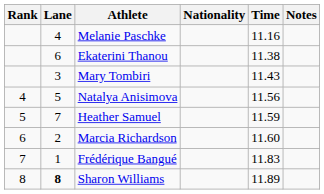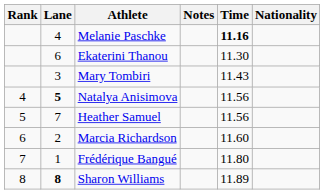columns swapped: (214, 14) <-> (301, 14)
(266, 35) normal -> (235, 35) bold
(266, 55) 11.38 -> (235, 55) 11.30
(58, 96) normal -> (58, 96) bold
(266, 117) 11.59 -> (235, 117) 11.56
(266, 158) 11.83 -> (235, 158) 11.80
